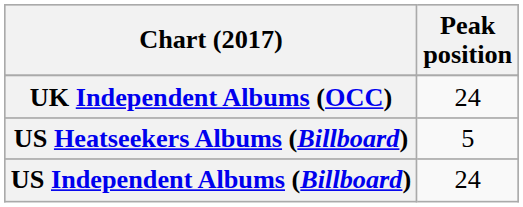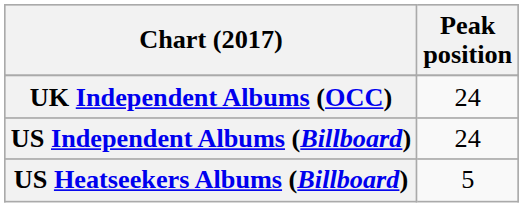rows swapped: (211, 138) <-> (211, 179)
